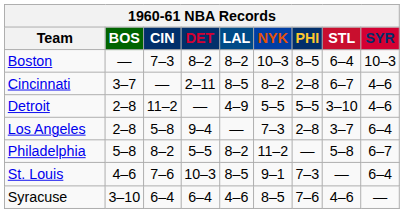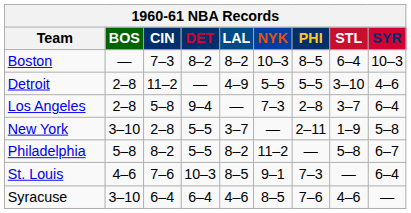- row: (39, 84)
+ row: (38, 129)
